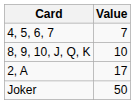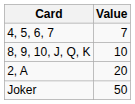(121, 71) 17 -> (121, 71) 20
